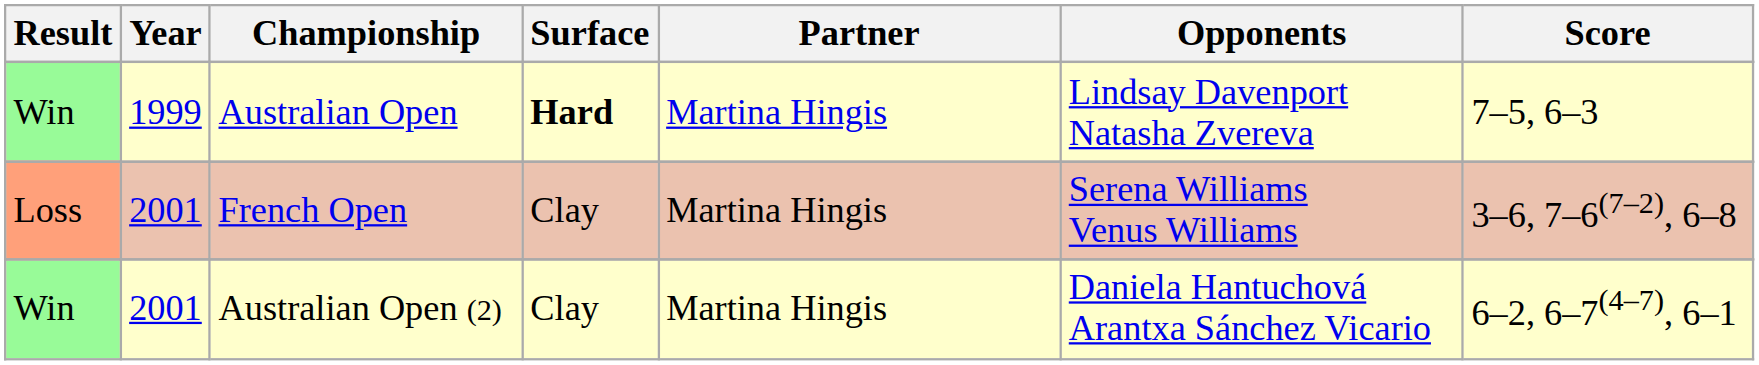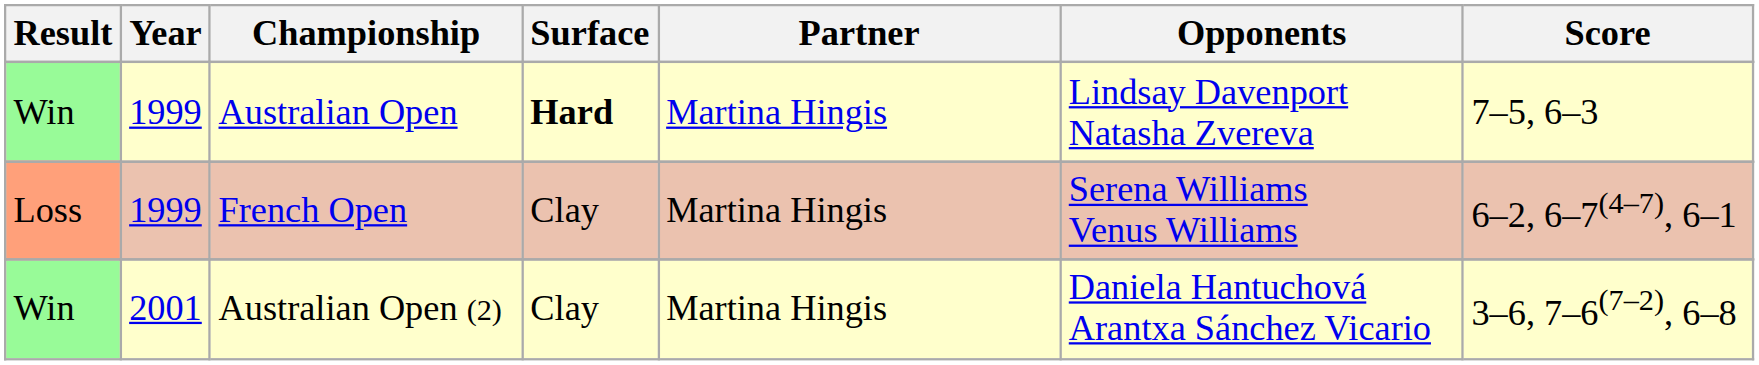(165, 209) 2001 -> (165, 209) 1999
(1604, 209) 3–6, 7–6(7–2), 6–8 -> (1604, 209) 6–2, 6–7(4–7), 6–1
(1604, 308) 6–2, 6–7(4–7), 6–1 -> (1604, 308) 3–6, 7–6(7–2), 6–8
